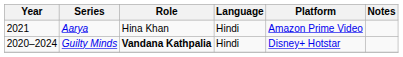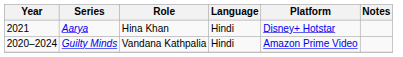(316, 28) Amazon Prime Video -> (299, 28) Disney+ Hotstar
(167, 44) bold -> (164, 44) normal
(304, 44) Disney+ Hotstar -> (310, 44) Amazon Prime Video
